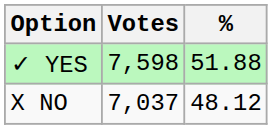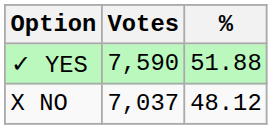(143, 64) 7,598 -> (143, 64) 7,590
